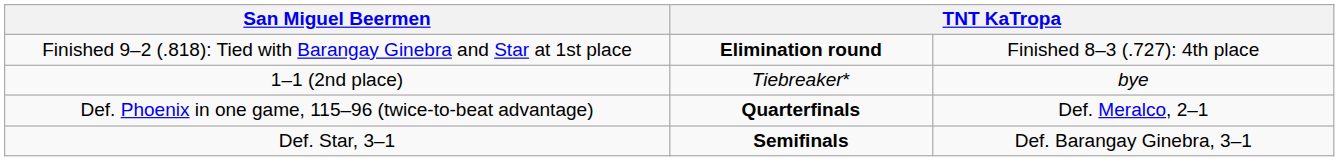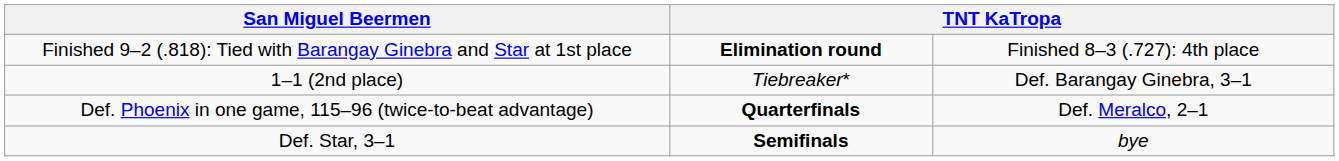(1133, 79) bye -> (1133, 79) Def. Barangay Ginebra, 3–1
(1133, 140) Def. Barangay Ginebra, 3–1 -> (1133, 140) bye
